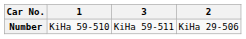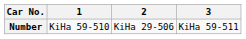columns swapped: (209, 12) <-> (144, 12)
